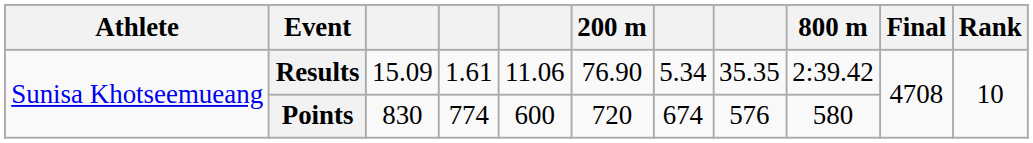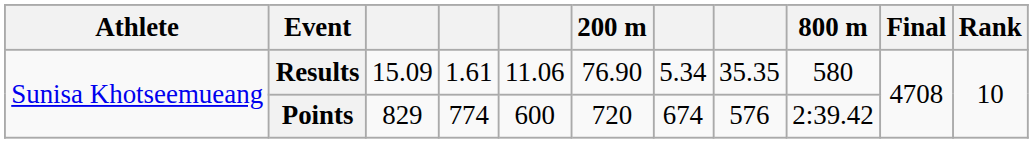(833, 71) 2:39.42 -> (833, 71) 580
(402, 115) 830 -> (402, 115) 829
(833, 115) 580 -> (833, 115) 2:39.42
